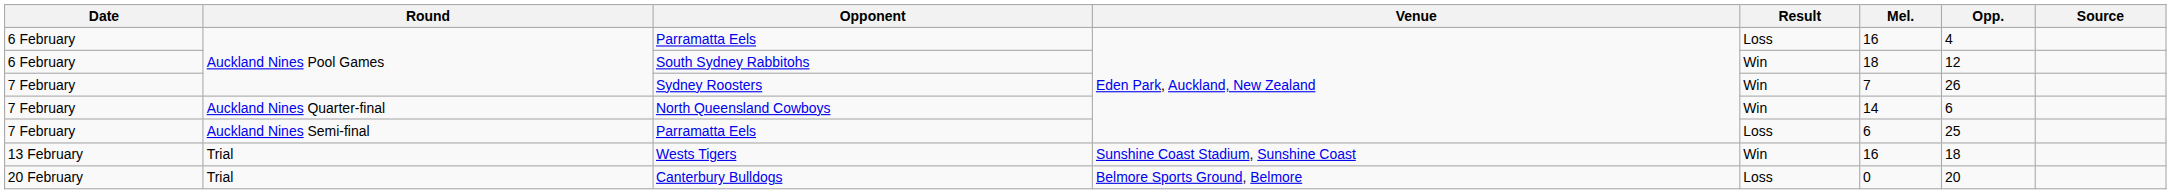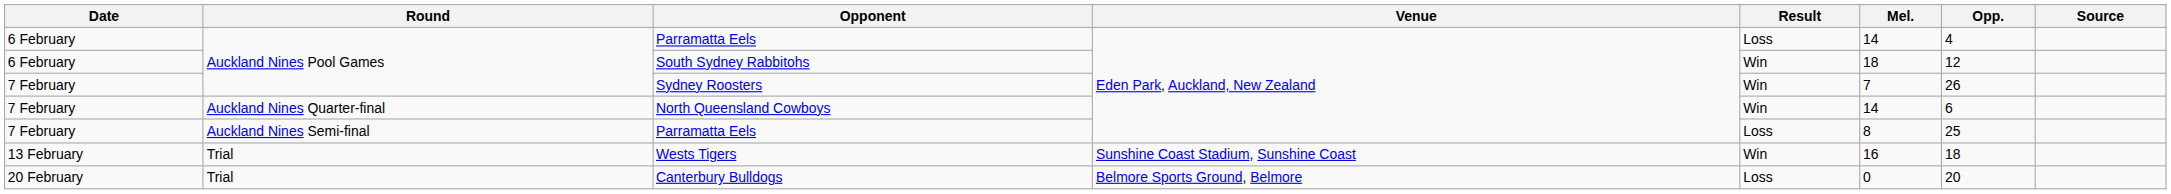(1871, 39) 16 -> (1871, 39) 14
(1867, 131) 6 -> (1867, 131) 8
